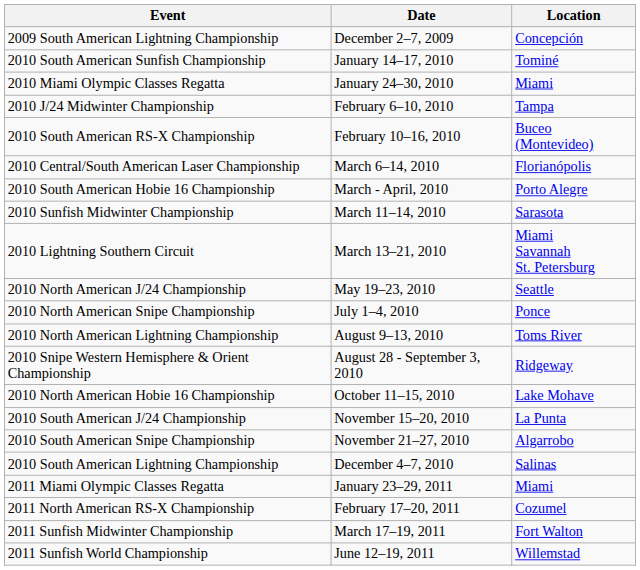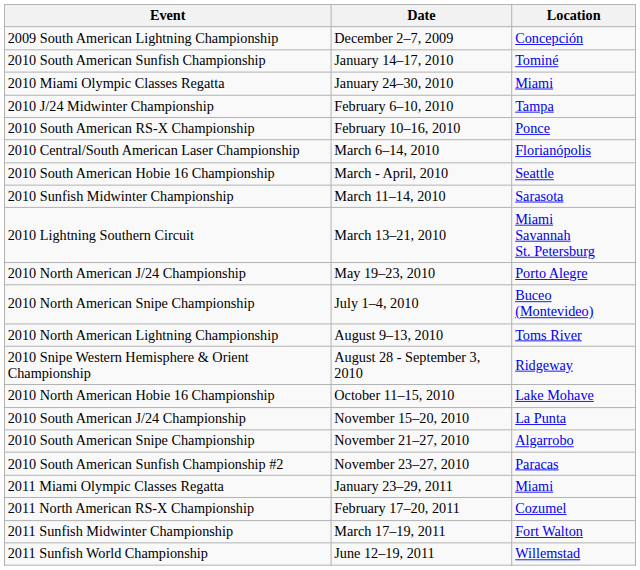(554, 136) Buceo (Montevideo) -> (533, 128) Ponce
(551, 189) Porto Alegre -> (535, 173) Seattle
(535, 289) Seattle -> (551, 273) Porto Alegre
(533, 312) Ponce -> (554, 304) Buceo (Montevideo)
+ row: (146, 463)
- row: (143, 463)
